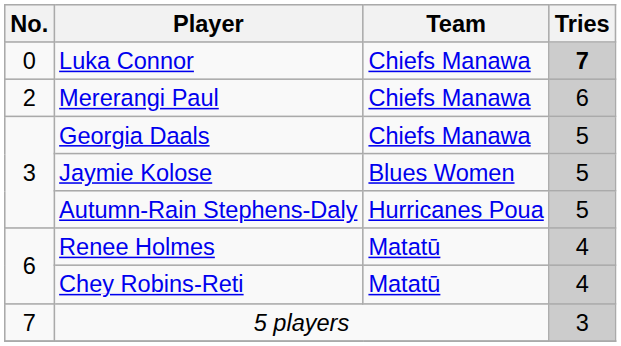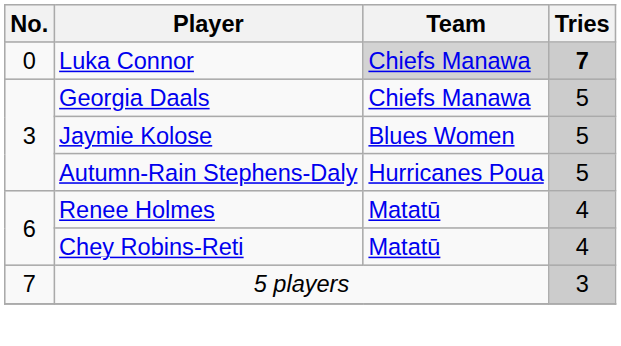(450, 61) no background -> (450, 61) lightgrey background
- row: (139, 98)
